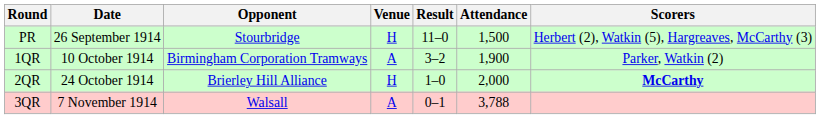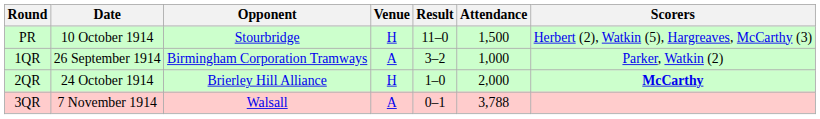(107, 37) 26 September 1914 -> (107, 37) 10 October 1914
(107, 59) 10 October 1914 -> (107, 59) 26 September 1914
(494, 59) 1,900 -> (494, 59) 1,000
